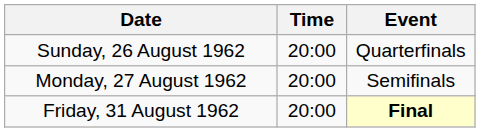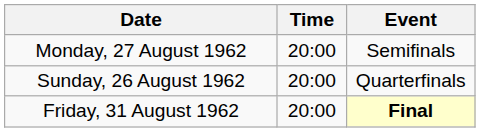rows swapped: (141, 50) <-> (141, 80)
